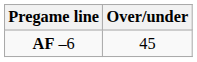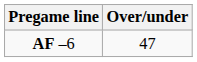(147, 43) 45 -> (147, 43) 47
